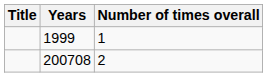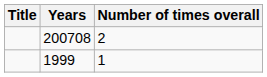rows swapped: (59, 38) <-> (67, 60)
